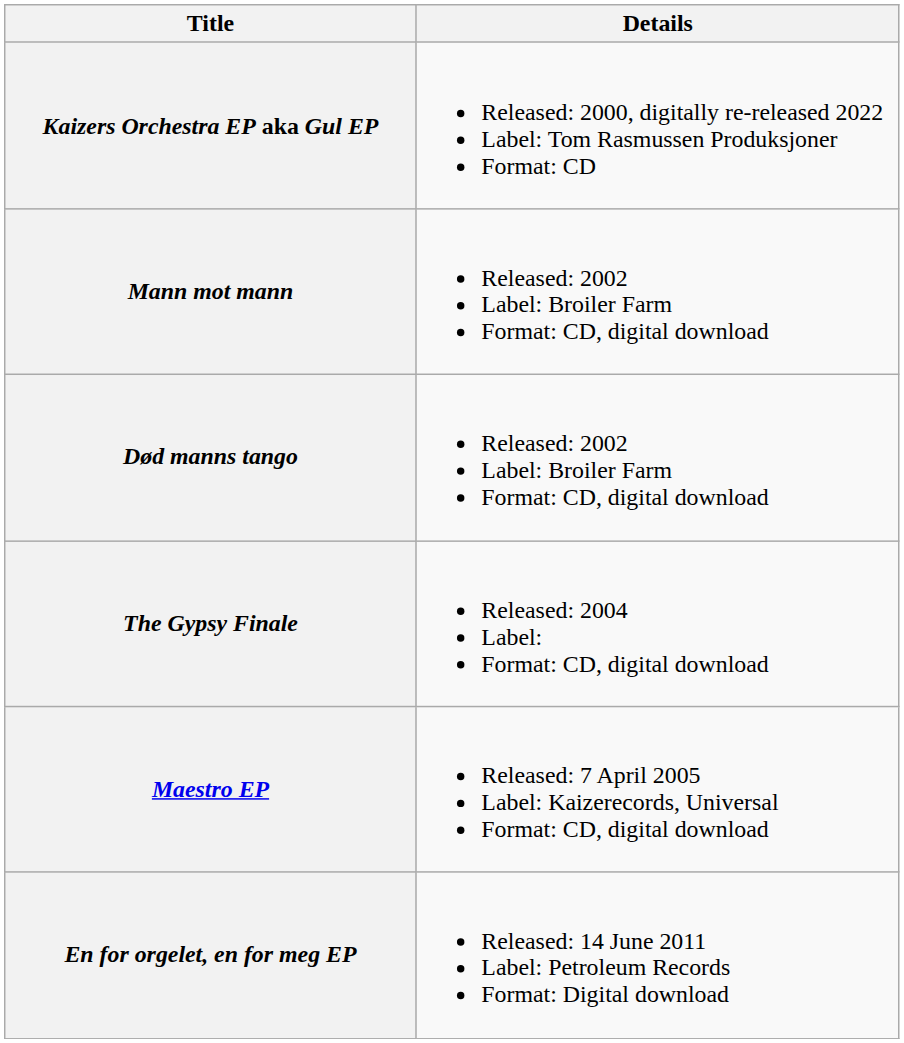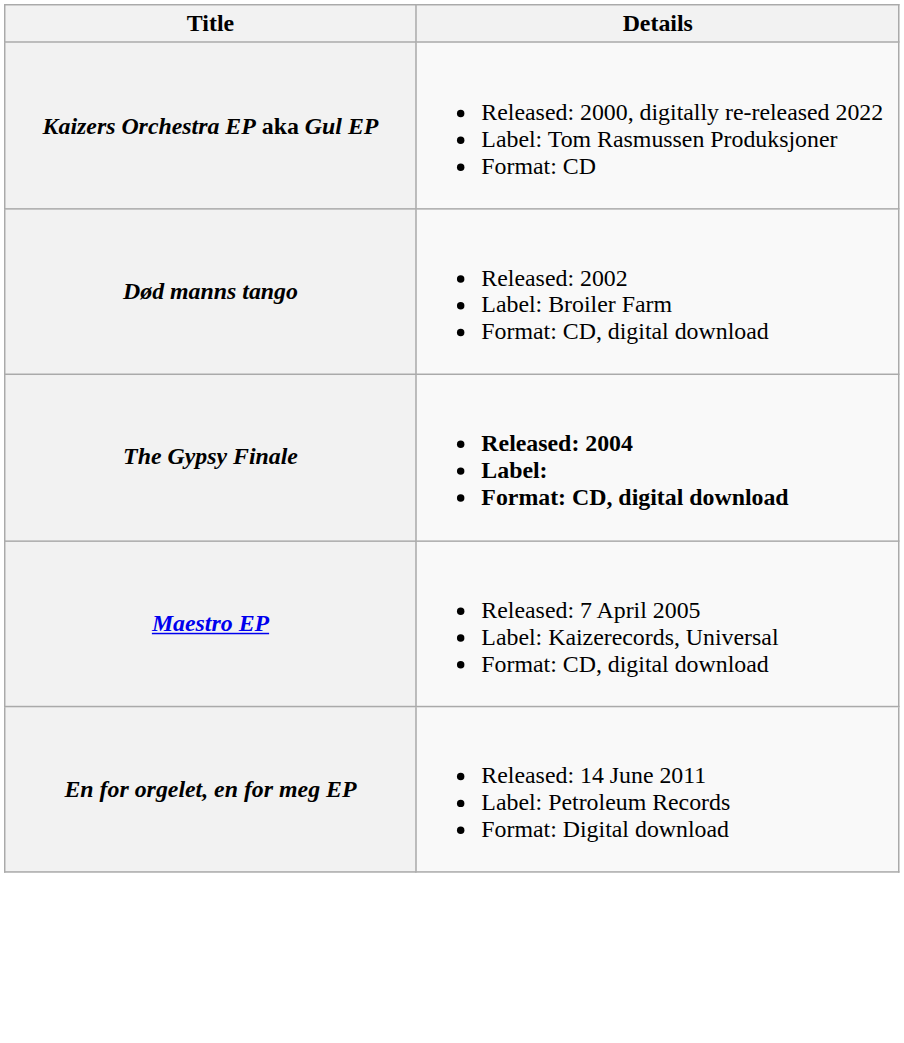- row: (210, 291)
(658, 637) normal -> (658, 471) bold
